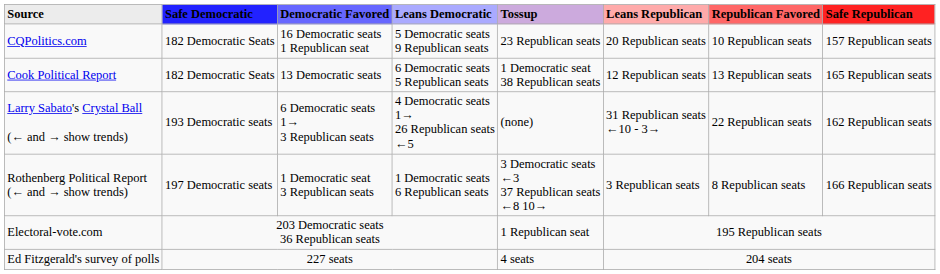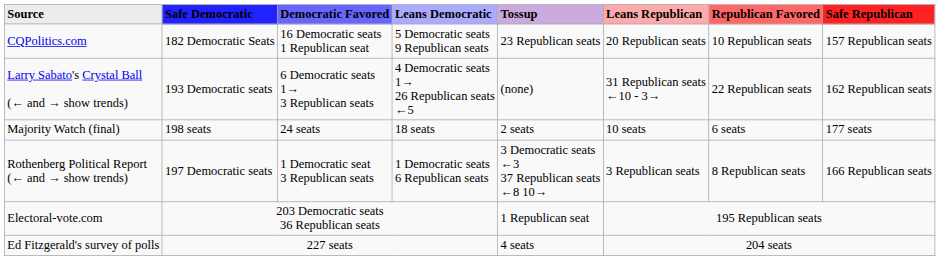- row: (62, 75)
+ row: (63, 129)
